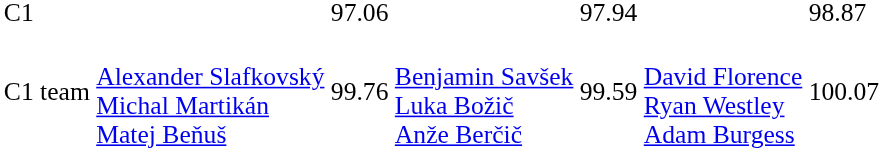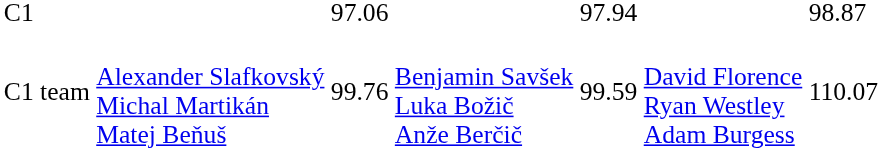(844, 91) 100.07 -> (843, 91) 110.07
